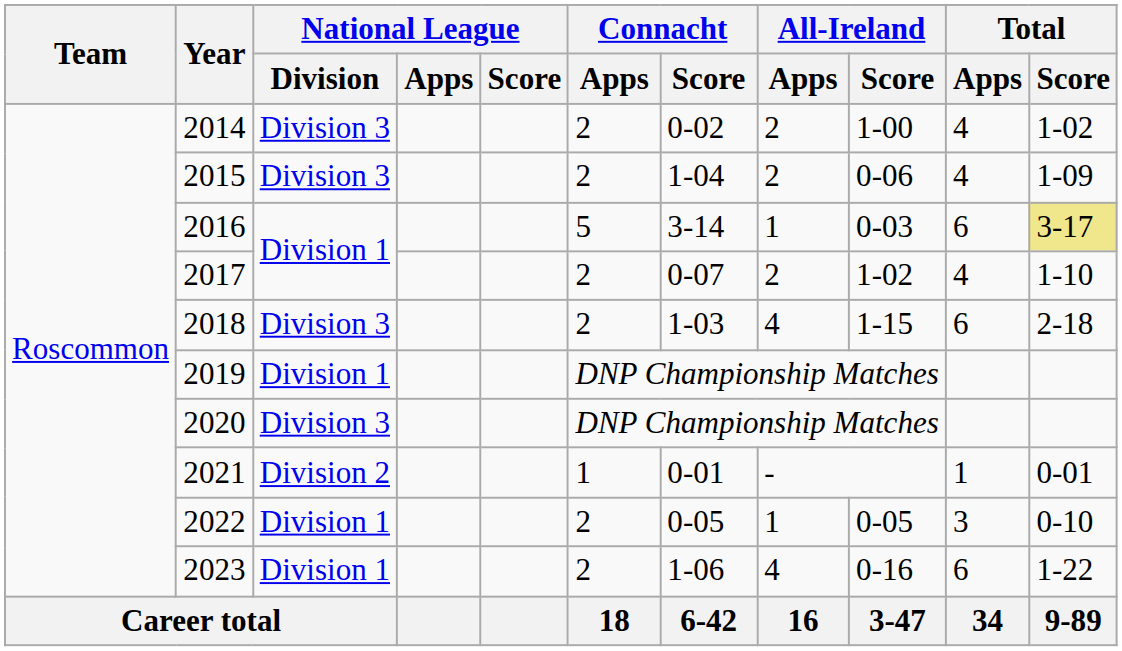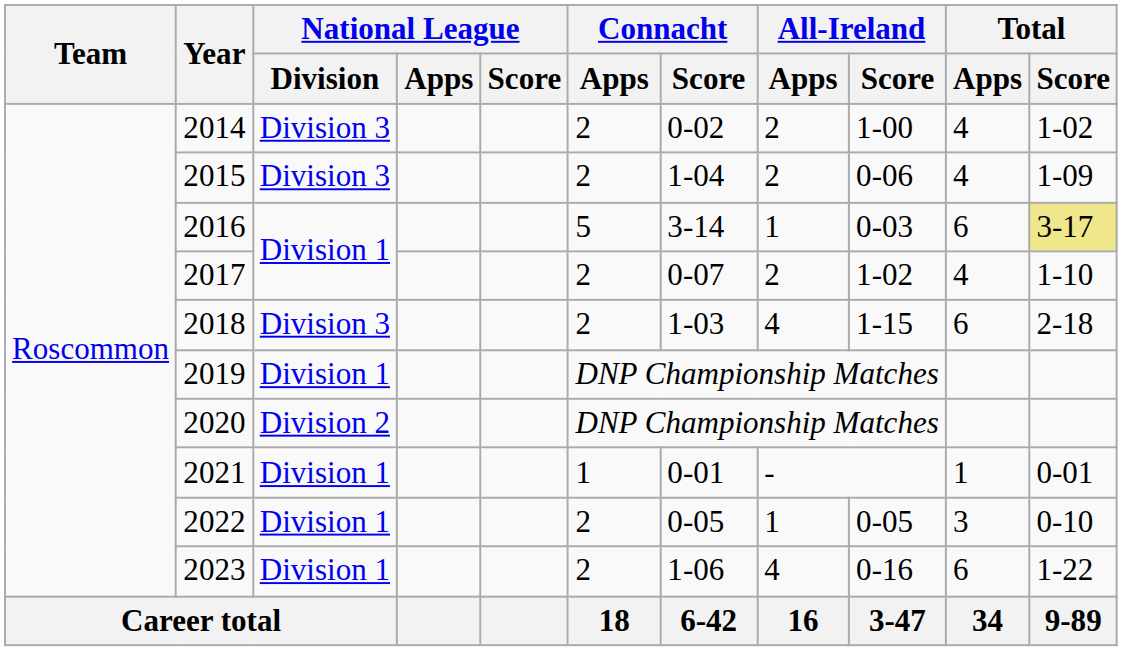(325, 422) Division 3 -> (325, 422) Division 2
(325, 472) Division 2 -> (325, 472) Division 1
